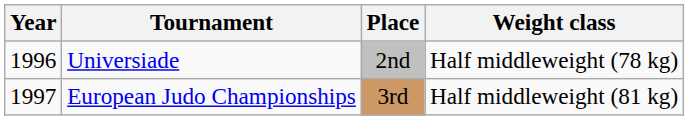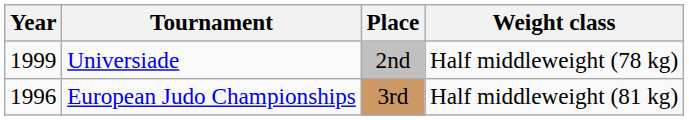(33, 59) 1996 -> (33, 59) 1999
(33, 96) 1997 -> (33, 96) 1996
